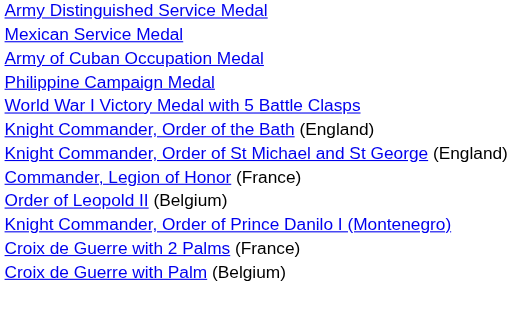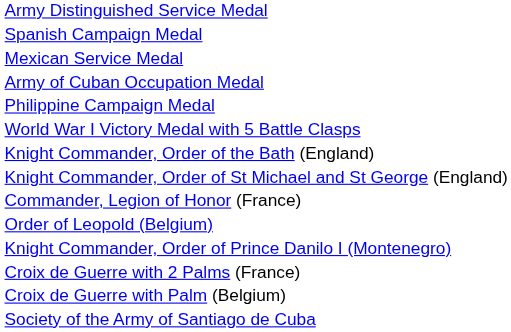+ row: (103, 34)
+ row: (109, 224)
- row: (116, 201)
+ row: (160, 319)
